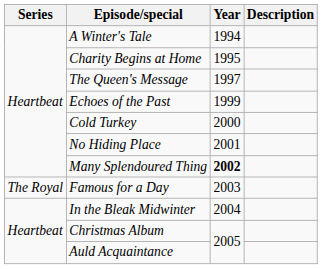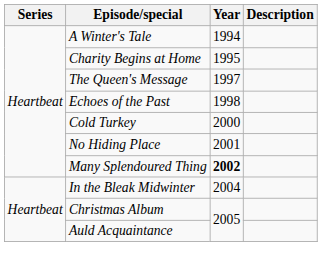(227, 101) 1999 -> (227, 101) 1998
- row: (119, 187)
